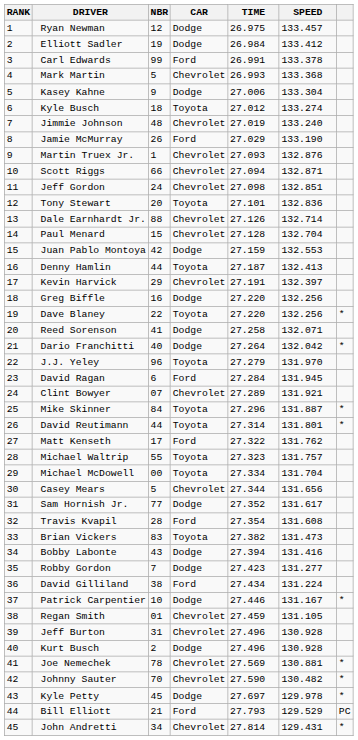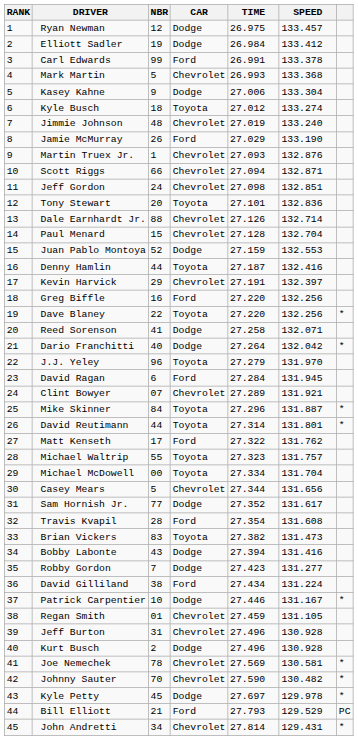(156, 251) 42 -> (156, 251) 52
(308, 267) 132.413 -> (308, 267) 132.416
(187, 298) Dodge -> (184, 298) Ford
(308, 664) 130.881 -> (308, 664) 130.581
